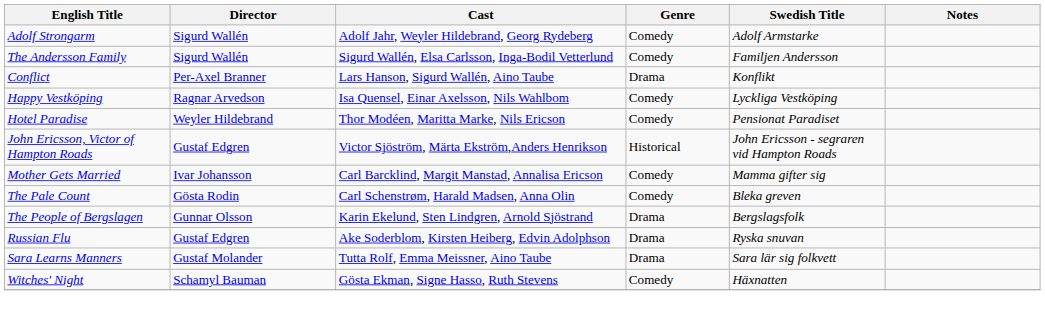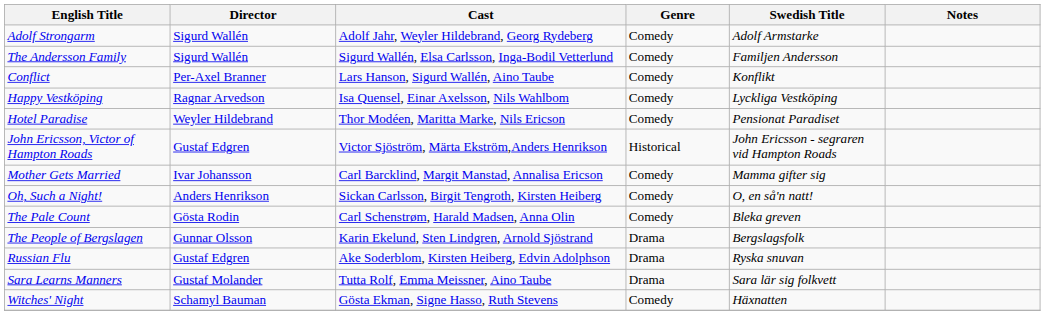(647, 77) Drama -> (651, 77) Comedy
+ row: (55, 196)
